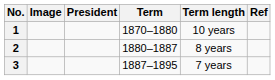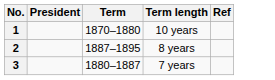- column: (46, 13)
(150, 48) 1880–1887 -> (113, 48) 1887–1895
(150, 65) 1887–1895 -> (113, 65) 1880–1887
